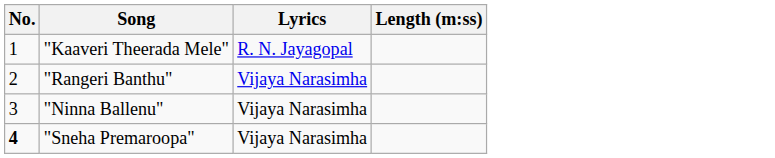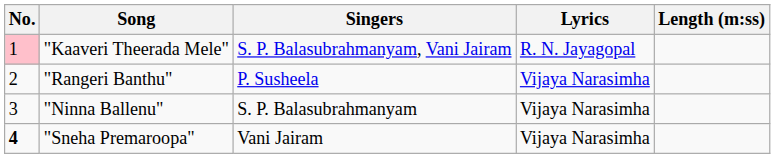+ column: (374, 19)
(13, 49) no background -> (13, 49) pink background
